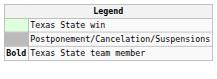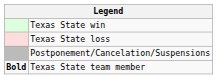+ row: (70, 39)
